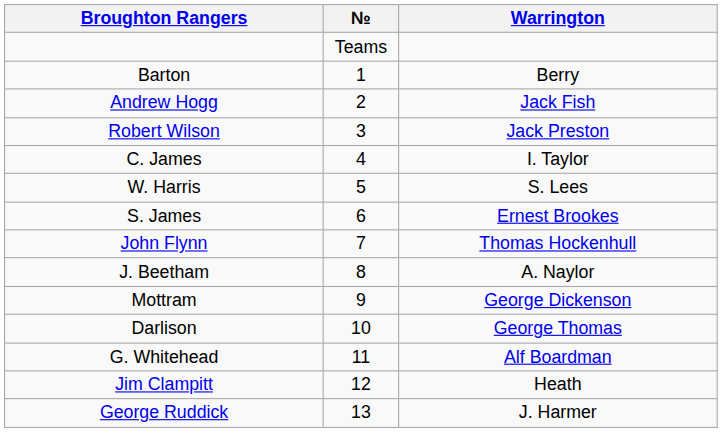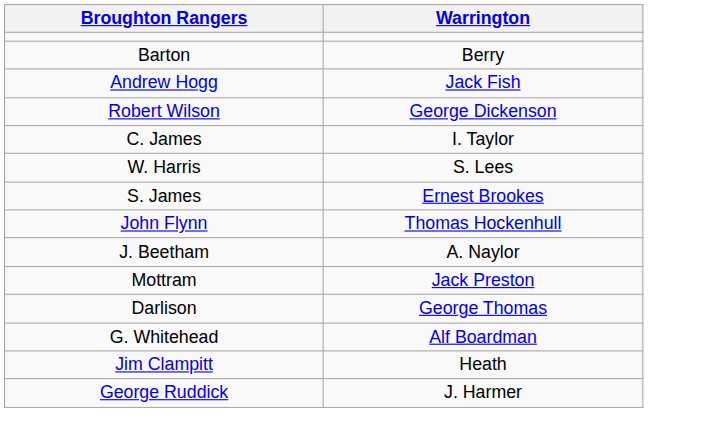- column: (361, 18)
(558, 131) Jack Preston -> (483, 111) George Dickenson
(558, 300) George Dickenson -> (483, 280) Jack Preston
